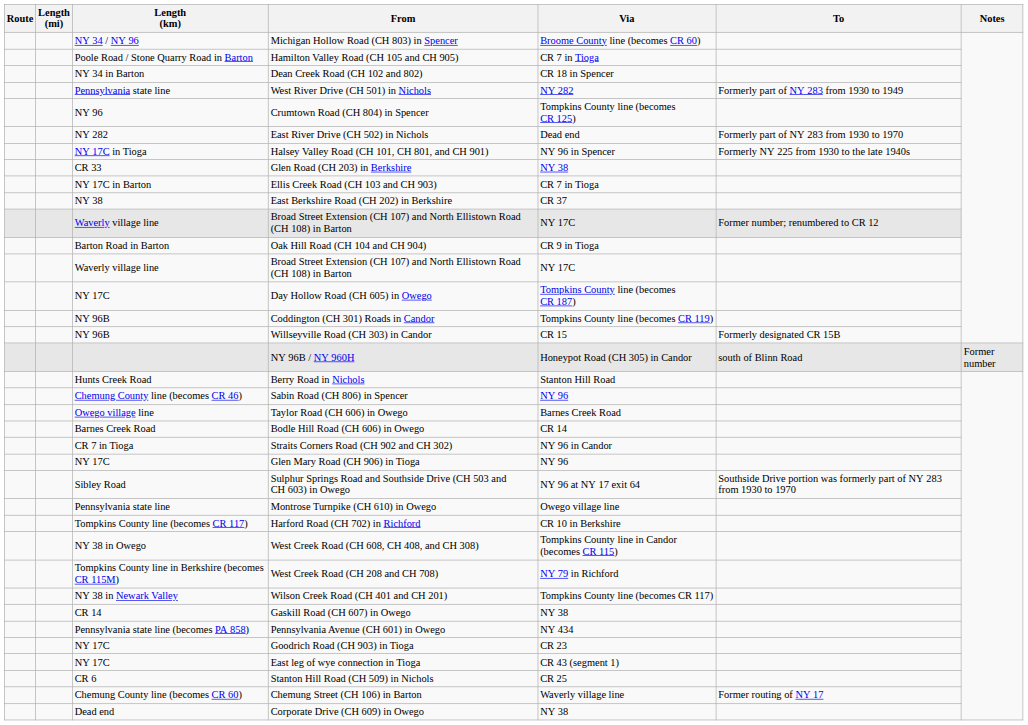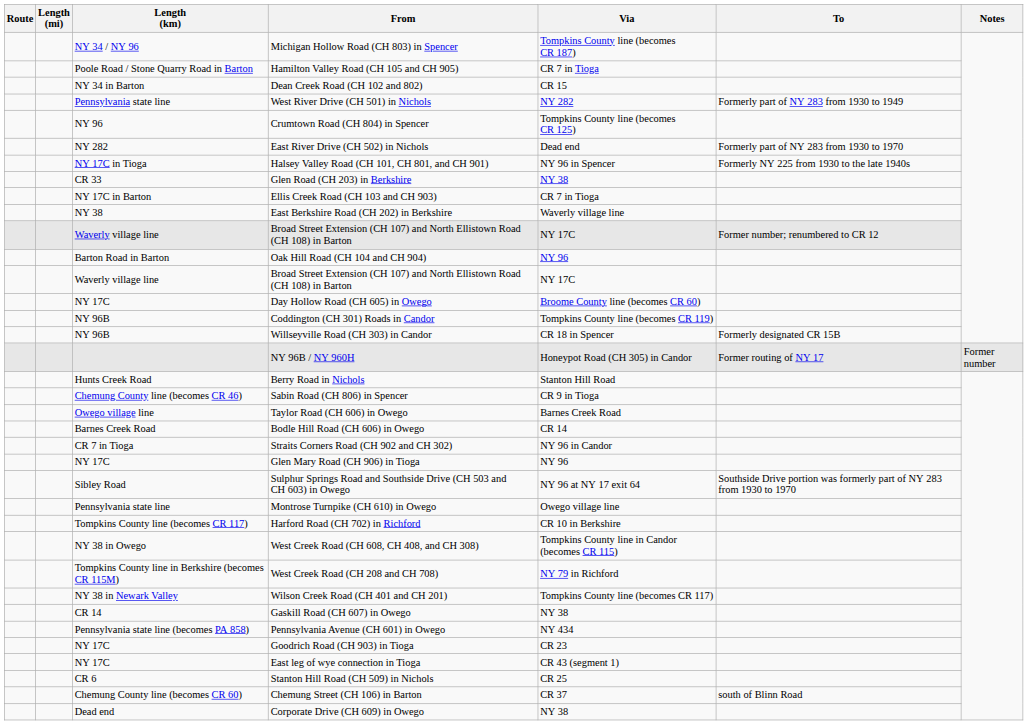(620, 40) Broome County line (becomes CR 60) -> (608, 46) Tompkins County line (becomes CR 187)
(577, 73) CR 18 in Spencer -> (554, 85) CR 15
(554, 201) CR 37 -> (582, 212) Waverly village line
(569, 245) CR 9 in Tioga -> (554, 257) NY 96
(608, 296) Tompkins County line (becomes CR 187) -> (620, 302) Broome County line (becomes CR 60)
(554, 335) CR 15 -> (577, 335) CR 18 in Spencer
(760, 357) south of Blinn Road -> (771, 357) Former routing of NY 17
(554, 396) NY 96 -> (569, 396) CR 9 in Tioga
(582, 695) Waverly village line -> (554, 695) CR 37
(771, 695) Former routing of NY 17 -> (760, 695) south of Blinn Road
